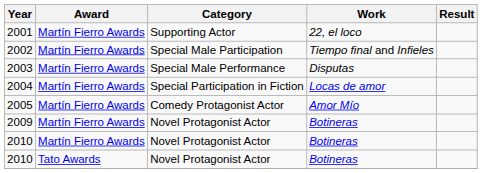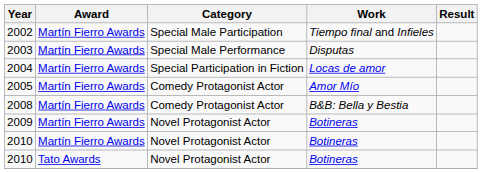- row: (20, 32)
+ row: (20, 105)
